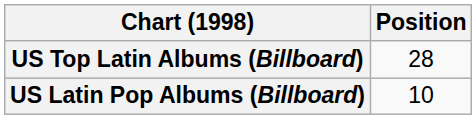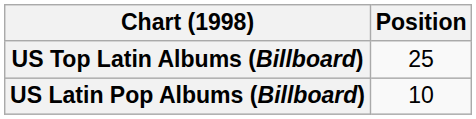(421, 59) 28 -> (421, 59) 25
